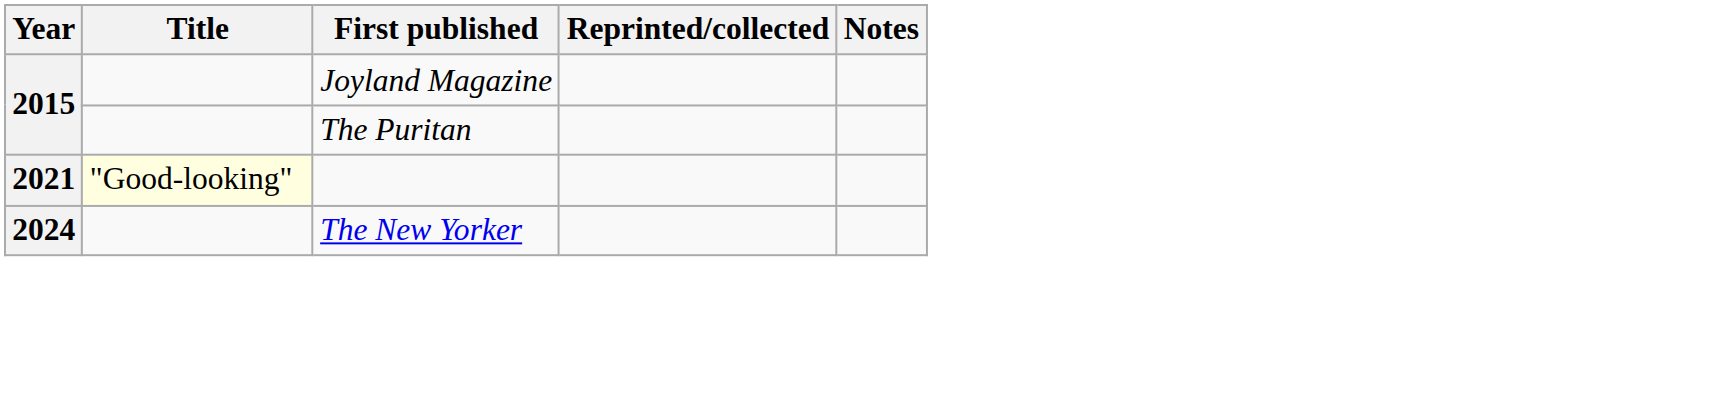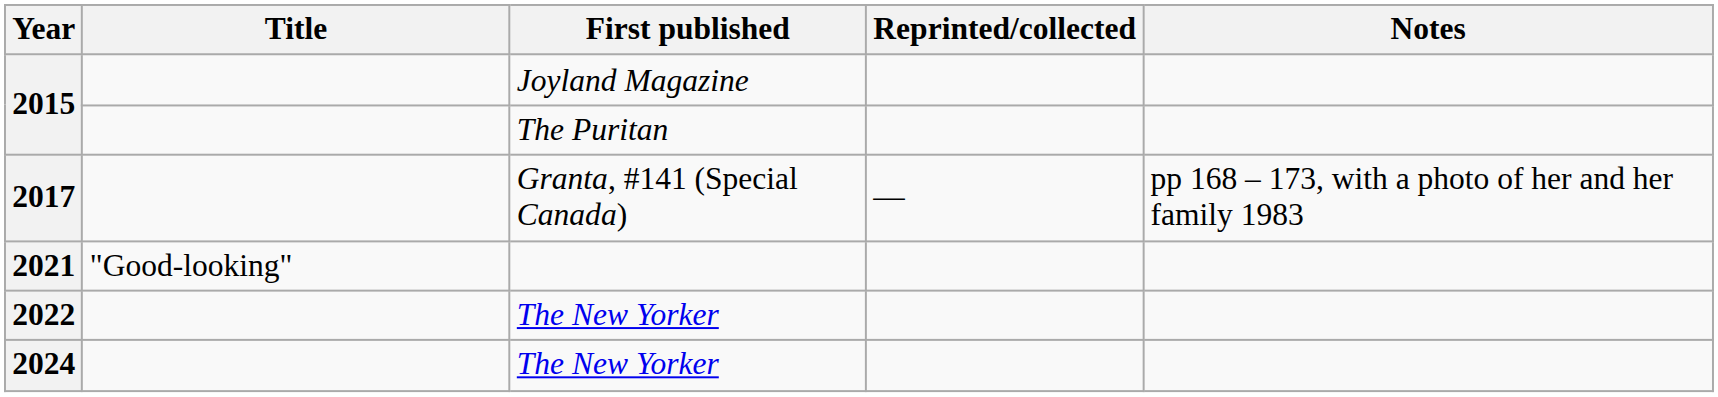+ row: (44, 197)
(191, 179) lightyellow background -> (191, 264) no background
+ row: (44, 314)
